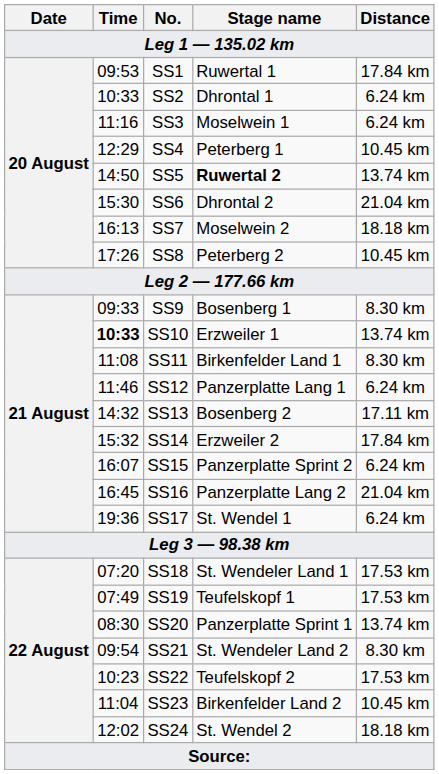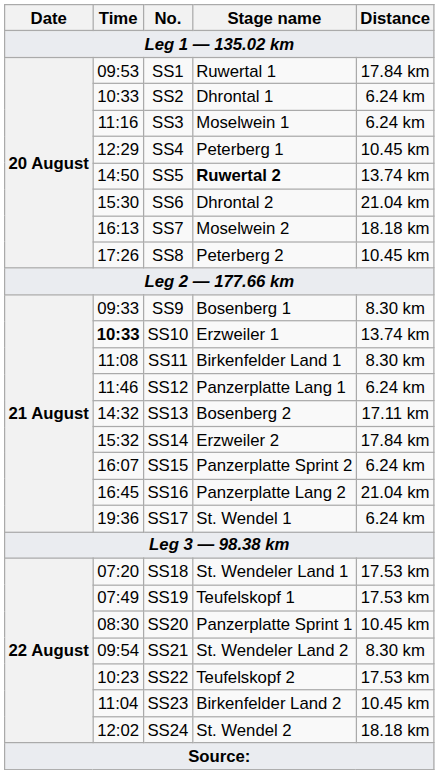(395, 624) 13.74 km -> (395, 624) 10.45 km
